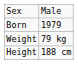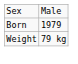- row: (22, 53)
